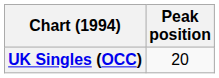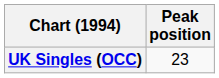(180, 60) 20 -> (180, 60) 23
